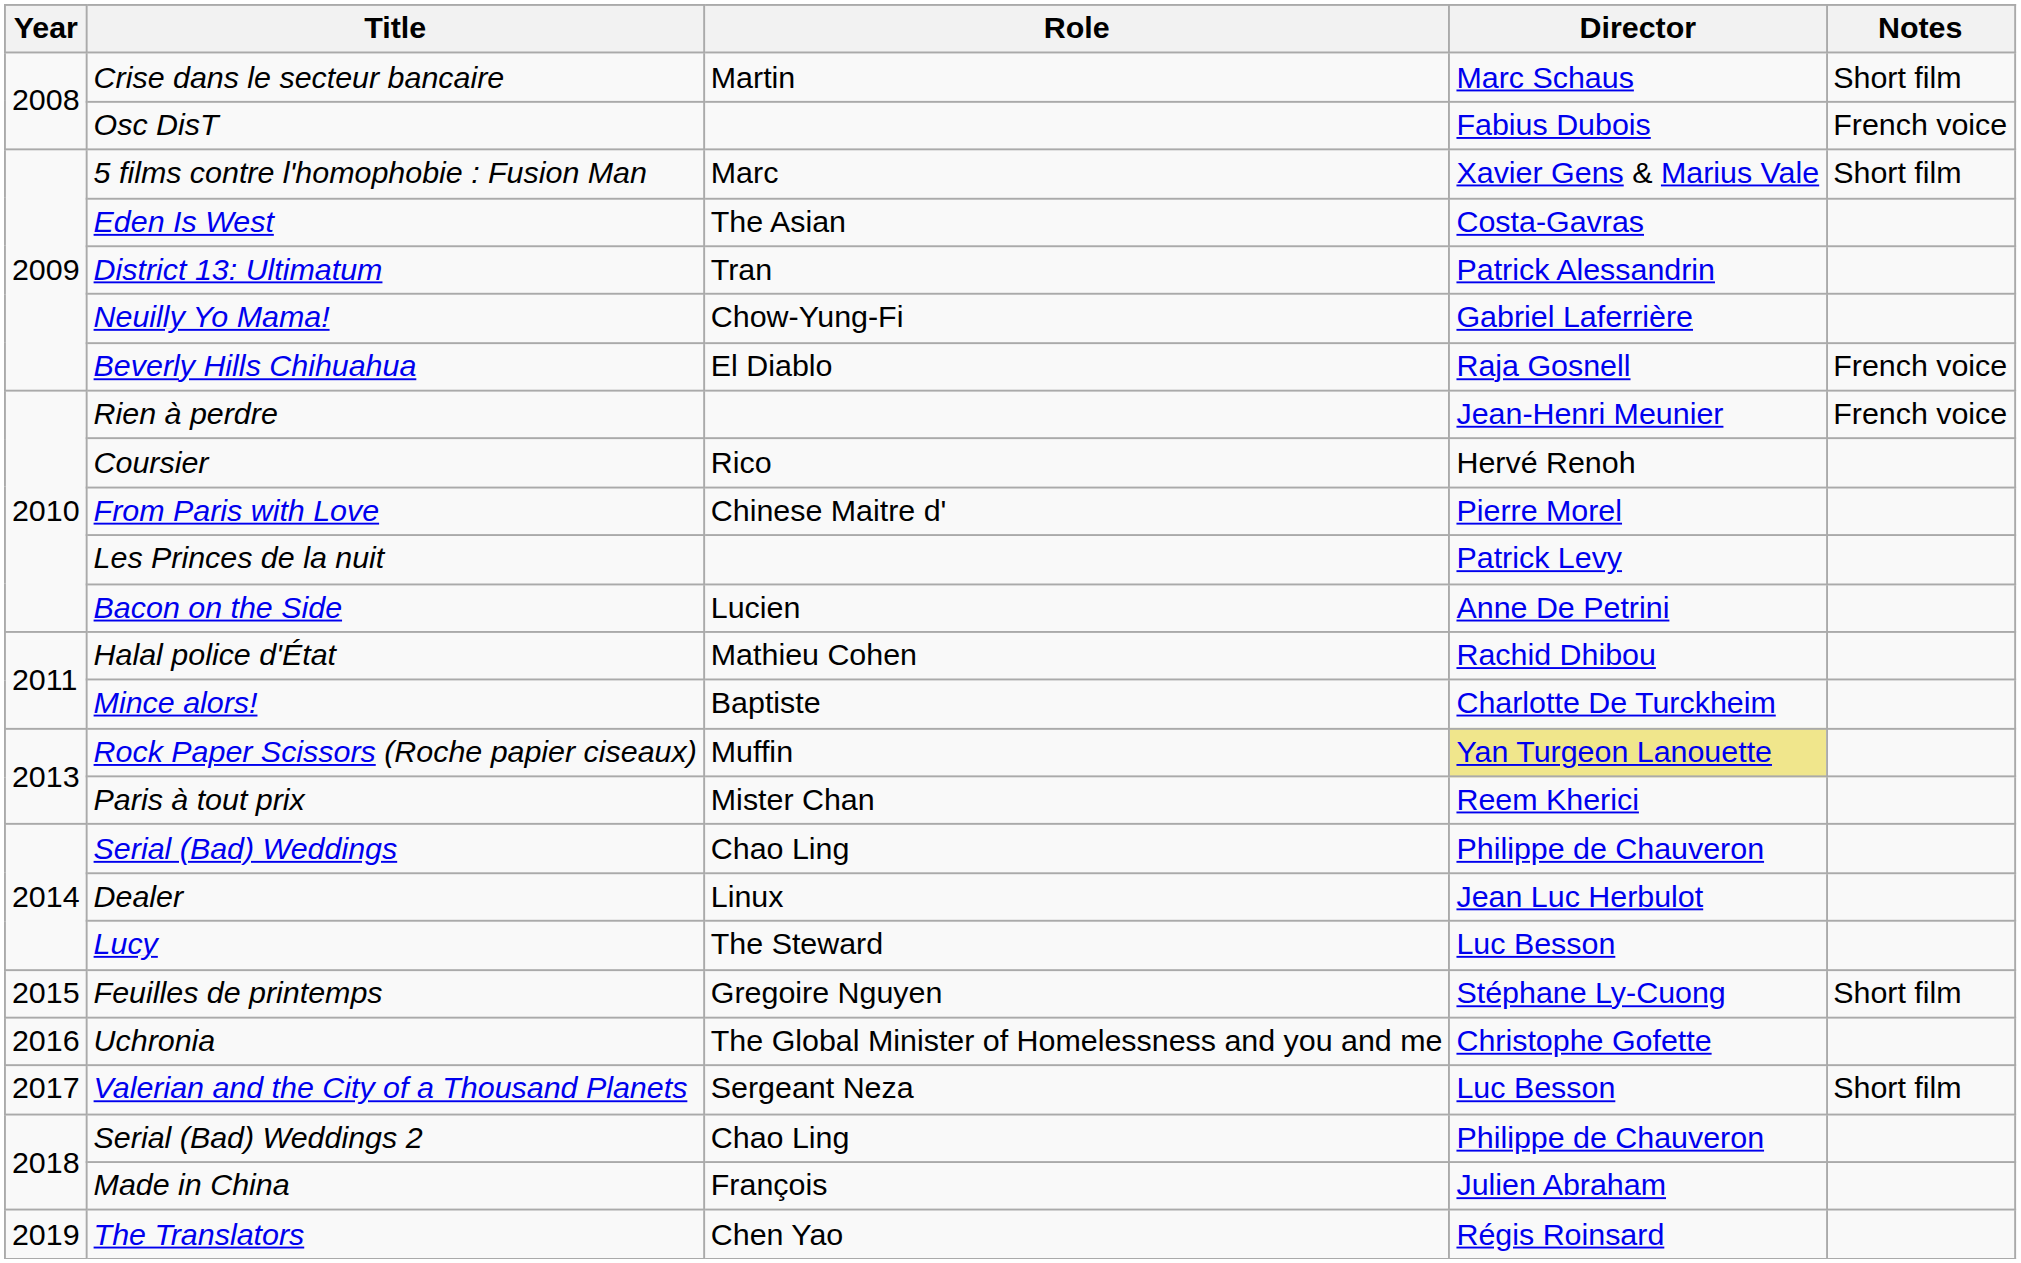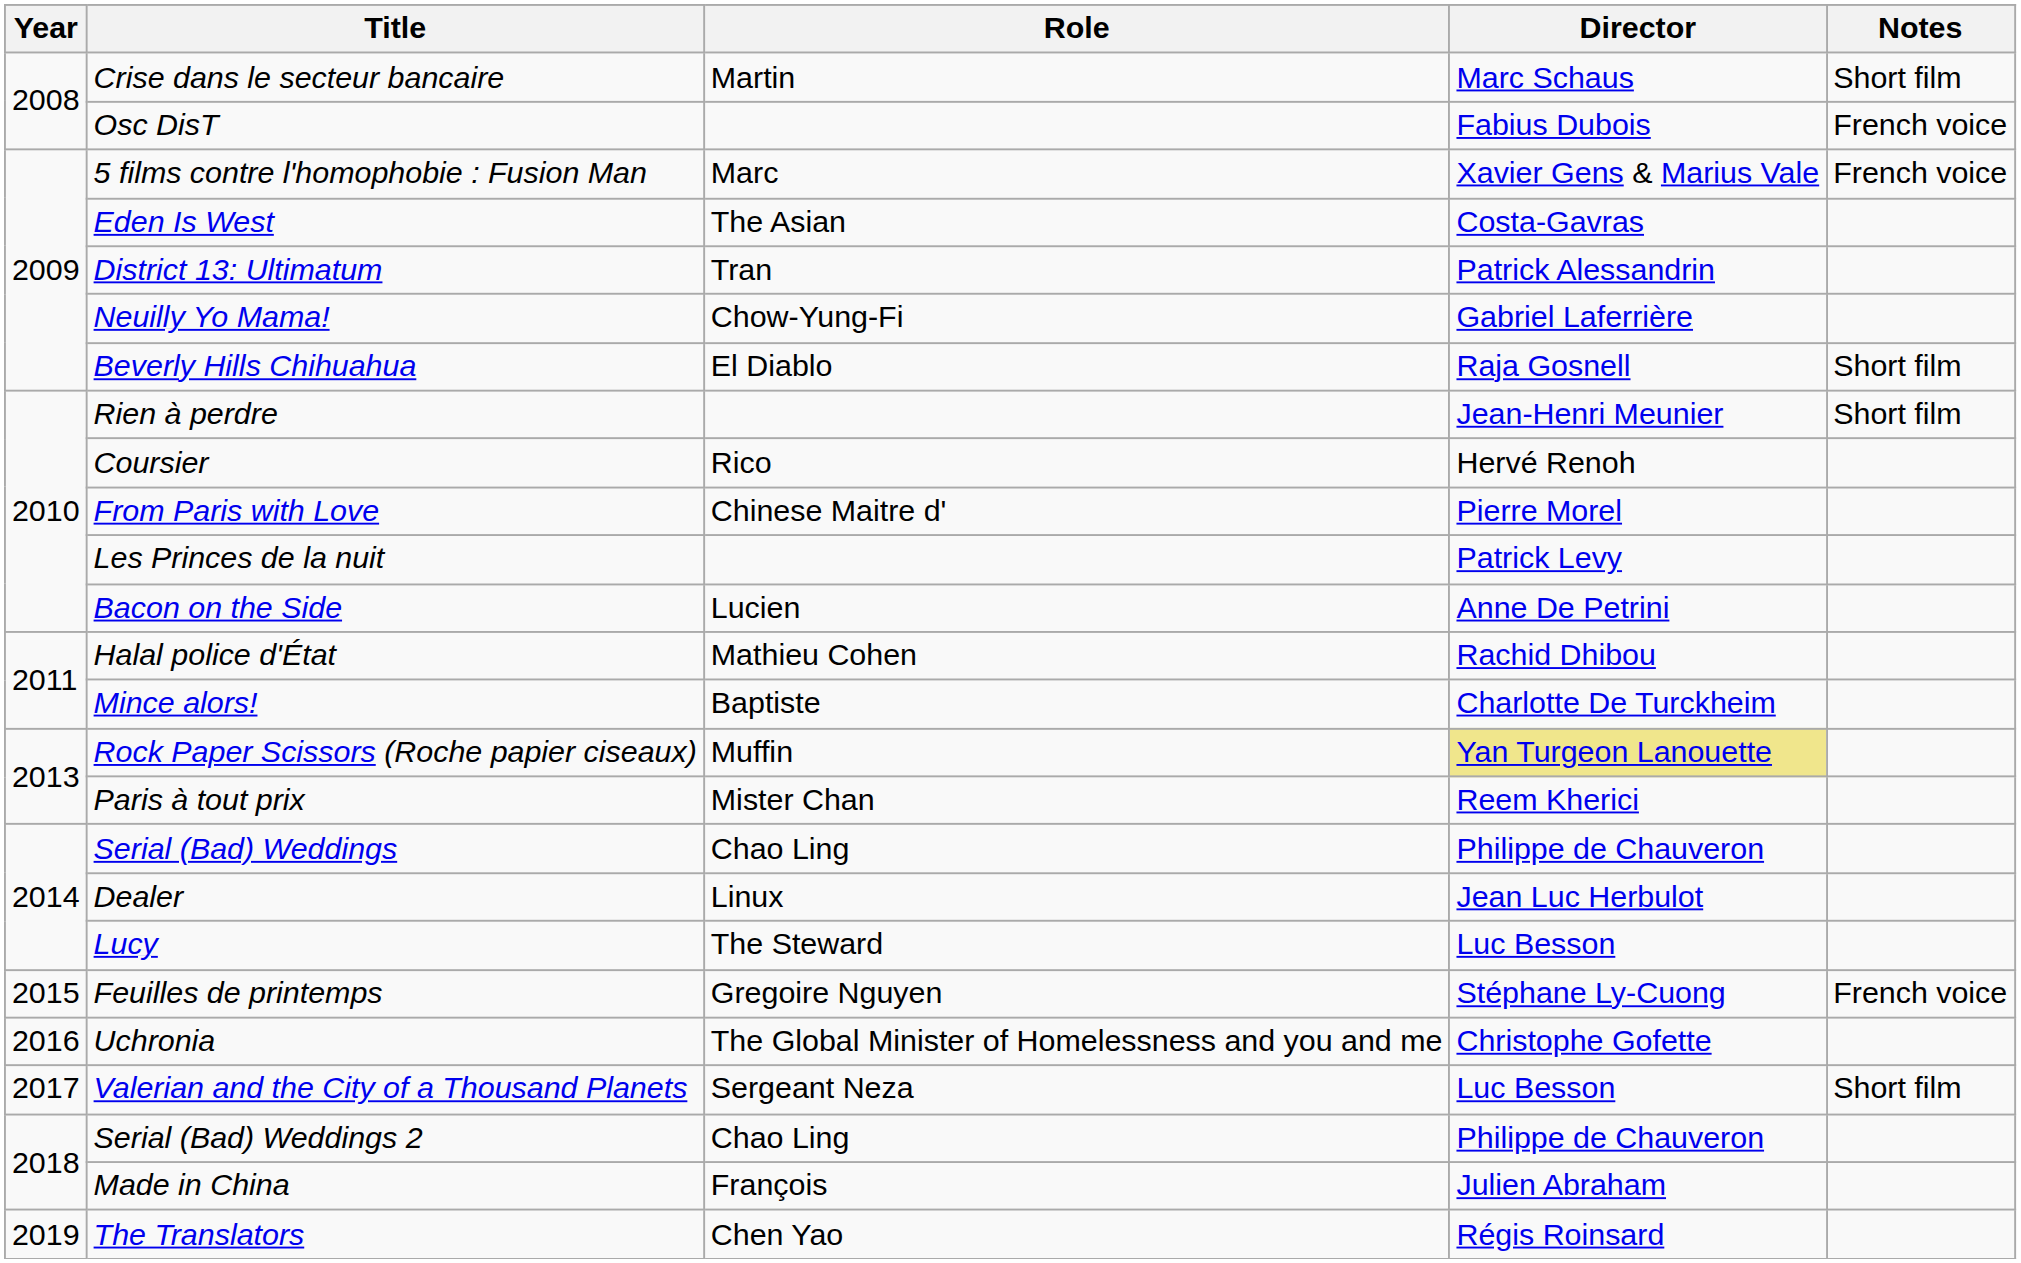(1897, 173) Short film -> (1920, 173) French voice
(1920, 366) French voice -> (1897, 366) Short film
(1920, 414) French voice -> (1897, 414) Short film
(1897, 992) Short film -> (1920, 992) French voice
